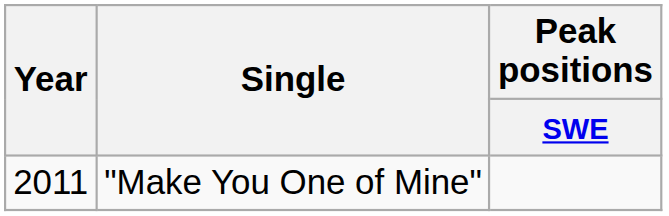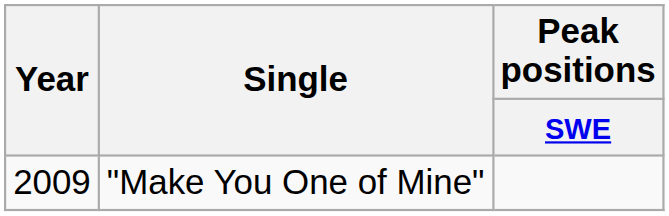(51, 182) 2011 -> (52, 182) 2009
